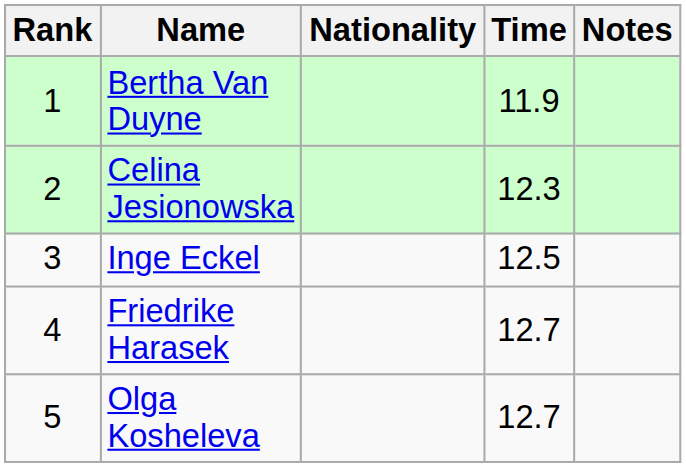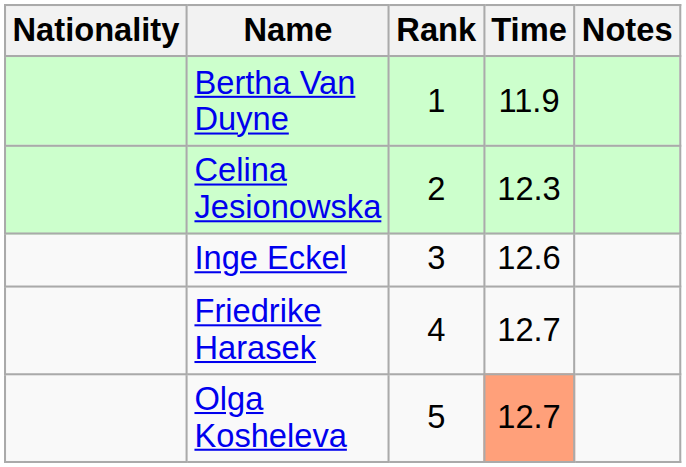columns swapped: (52, 30) <-> (393, 30)
(529, 259) 12.5 -> (529, 259) 12.6
(529, 417) no background -> (529, 417) lightsalmon background
